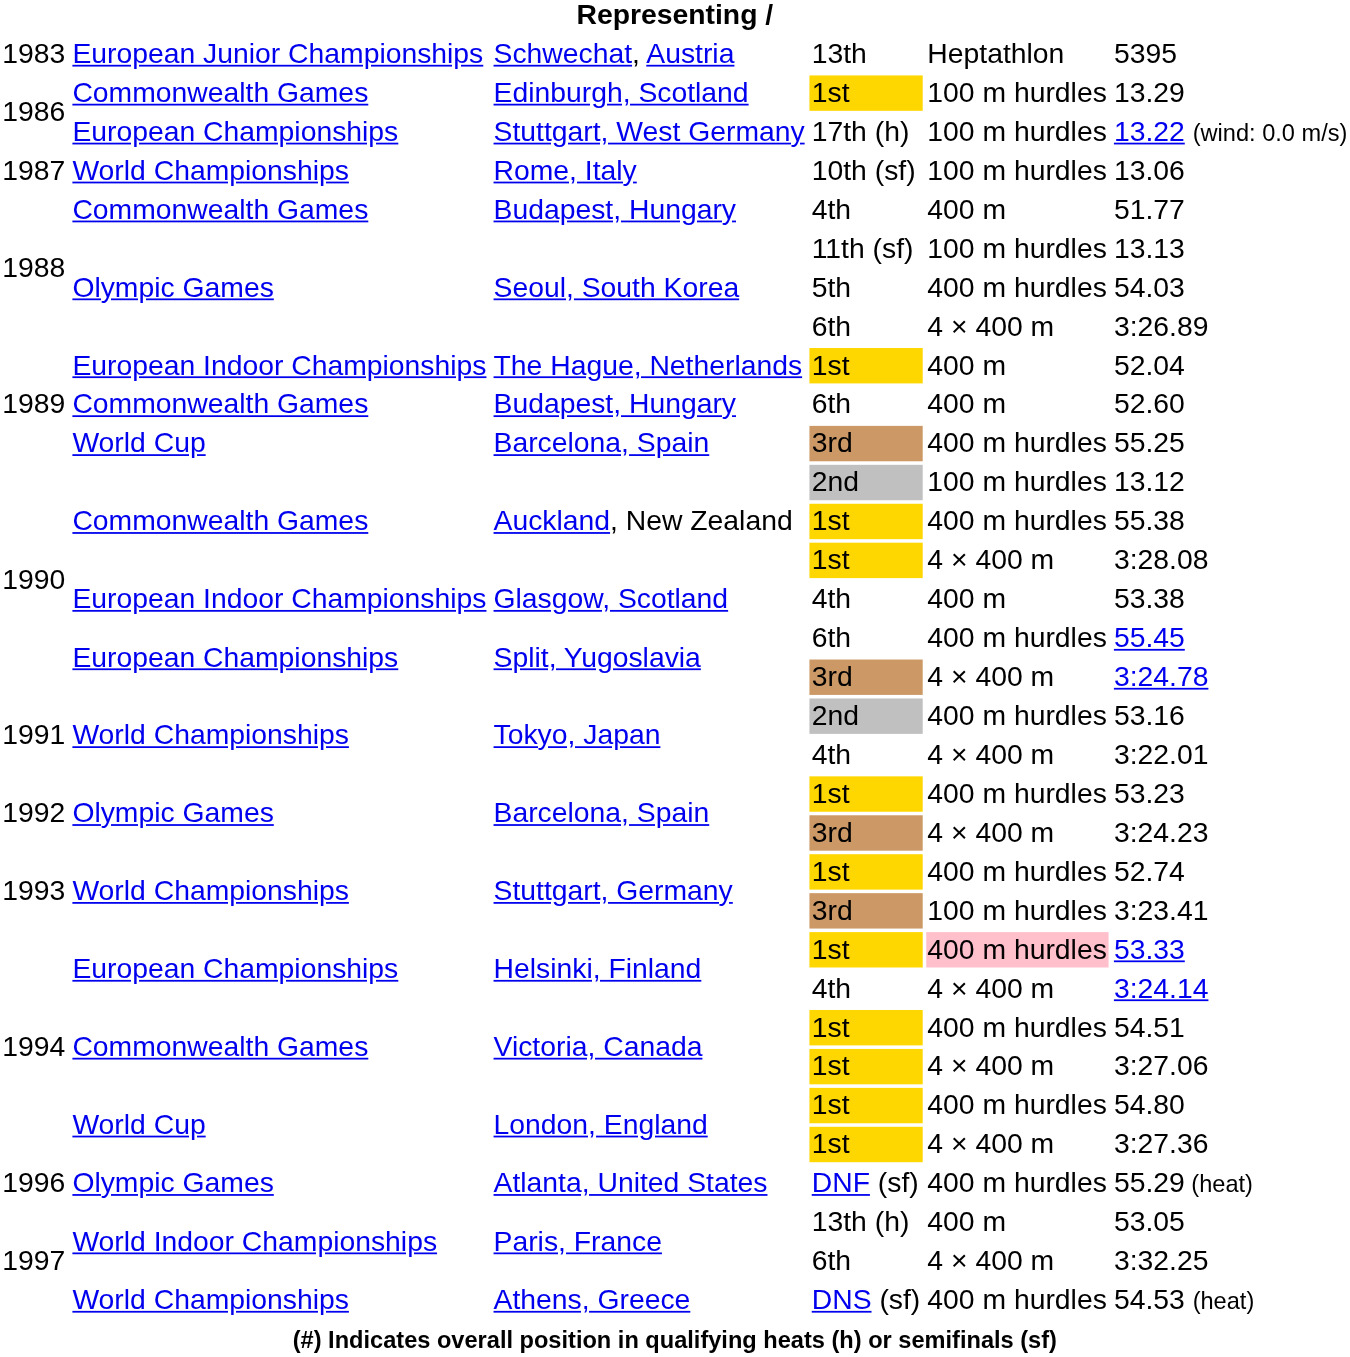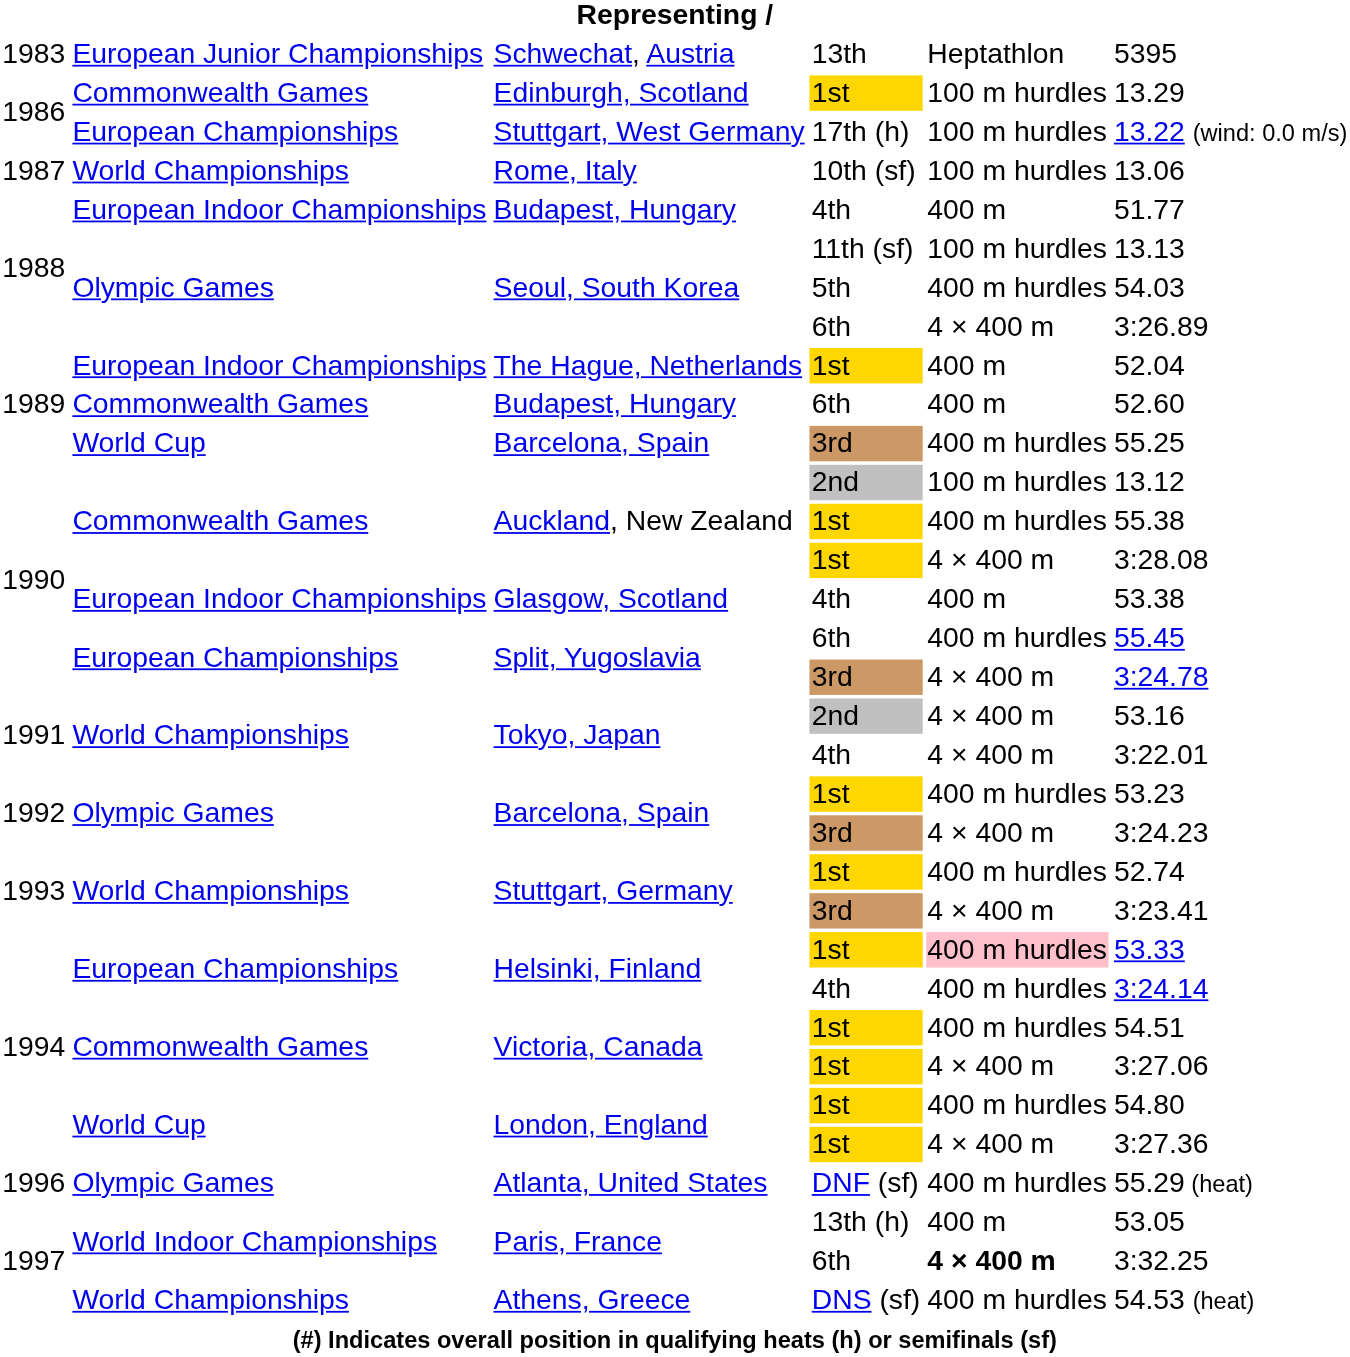(220, 209) Commonwealth Games -> (279, 209) European Indoor Championships
(1017, 715) 400 m hurdles -> (991, 715) 4 × 400 m
(1017, 910) 100 m hurdles -> (991, 910) 4 × 400 m
(991, 988) 4 × 400 m -> (1017, 988) 400 m hurdles
(991, 1260) normal -> (992, 1260) bold
